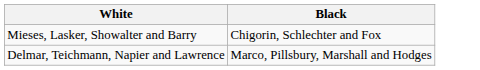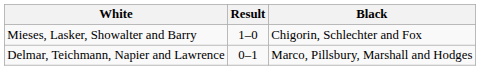+ column: (248, 14)
